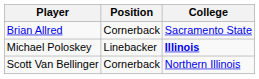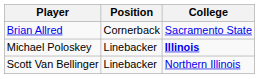(132, 64) Cornerback -> (130, 64) Linebacker
